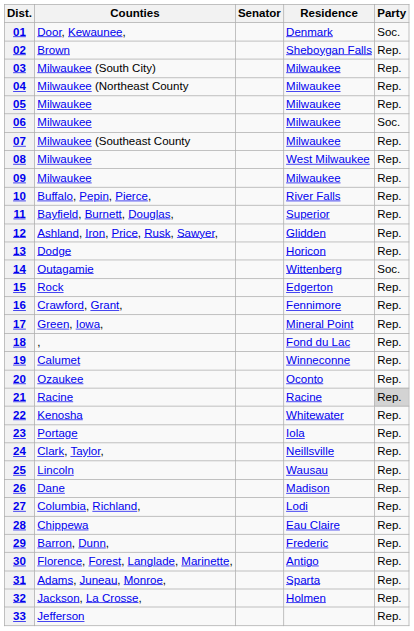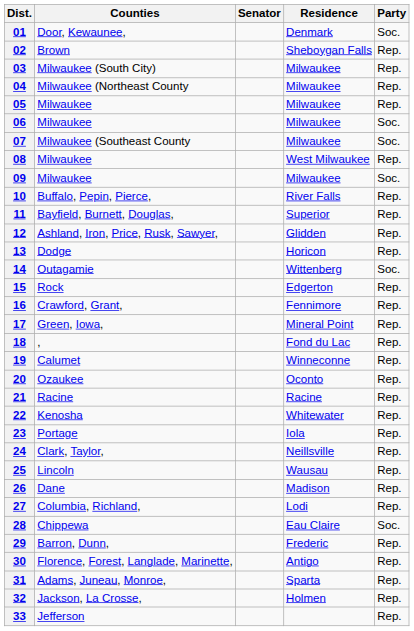(389, 141) Rep. -> (389, 141) Soc.
(389, 178) Rep. -> (389, 178) Soc.
(389, 397) lightgrey background -> (389, 397) no background
(389, 525) Rep. -> (389, 525) Soc.
